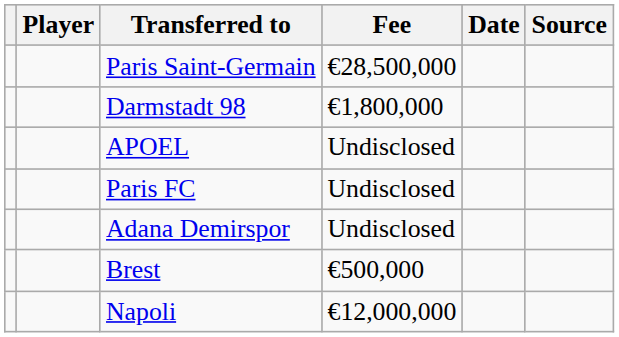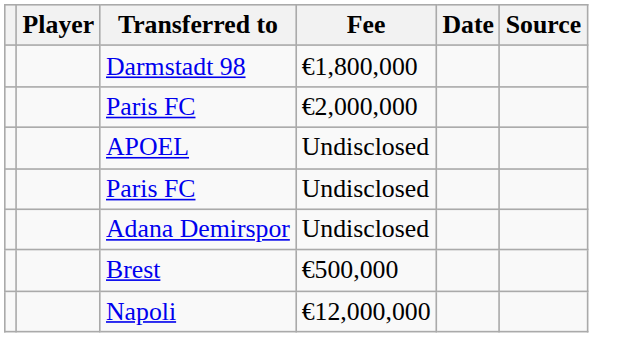- row: (211, 65)
+ row: (151, 106)
